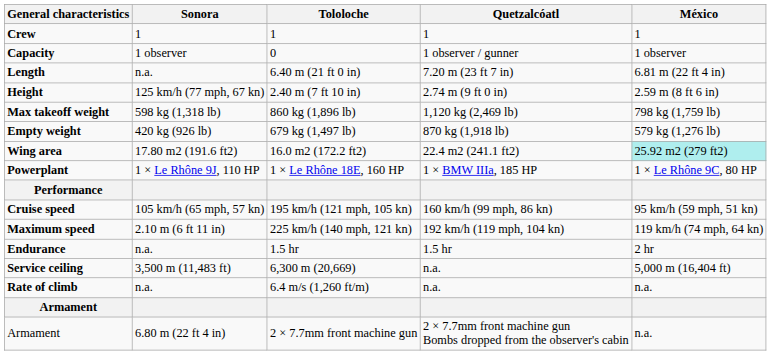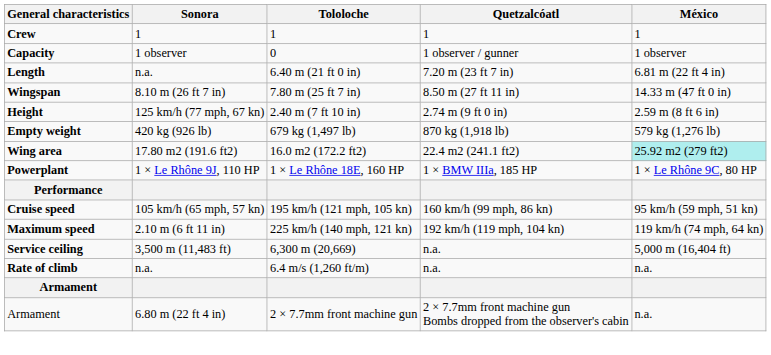+ row: (34, 92)
- row: (58, 111)
- row: (36, 248)
